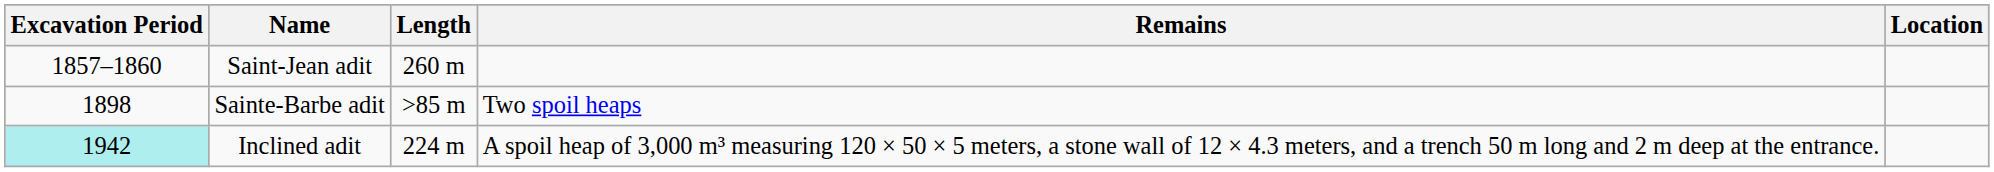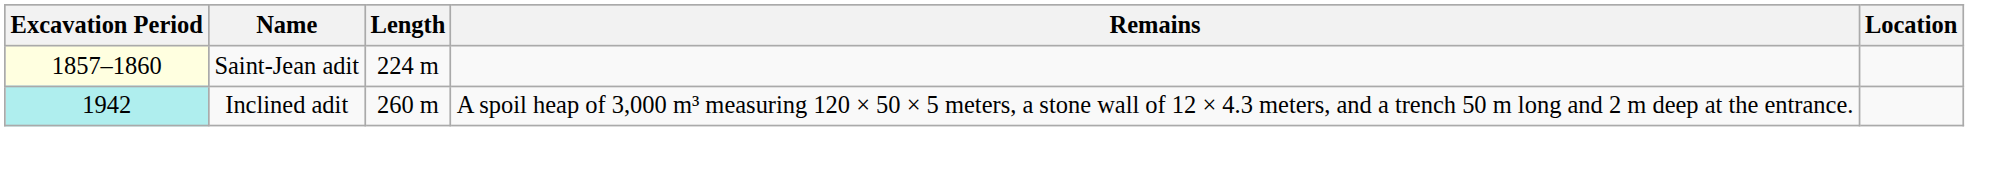(107, 65) no background -> (107, 65) lightyellow background
(434, 65) 260 m -> (408, 65) 224 m
- row: (300, 105)
(434, 146) 224 m -> (408, 105) 260 m
